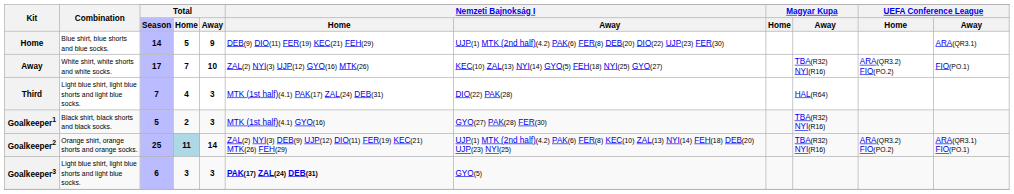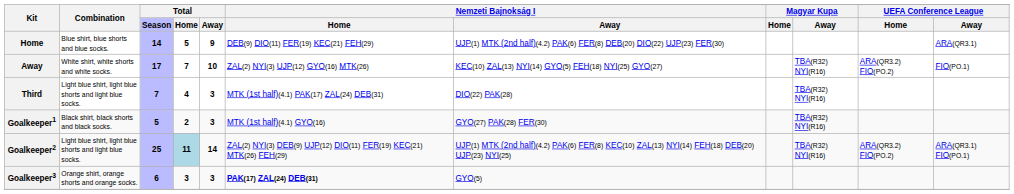(811, 94) HAL(R64) -> (811, 94) TBA(R32) NYI(R16)
(99, 145) Orange shirt, orange shorts and orange socks. -> (99, 150) Light blue shirt, light blue shorts and light blue socks.
(99, 173) Light blue shirt, light blue shorts and light blue socks. -> (99, 178) Orange shirt, orange shorts and orange socks.
